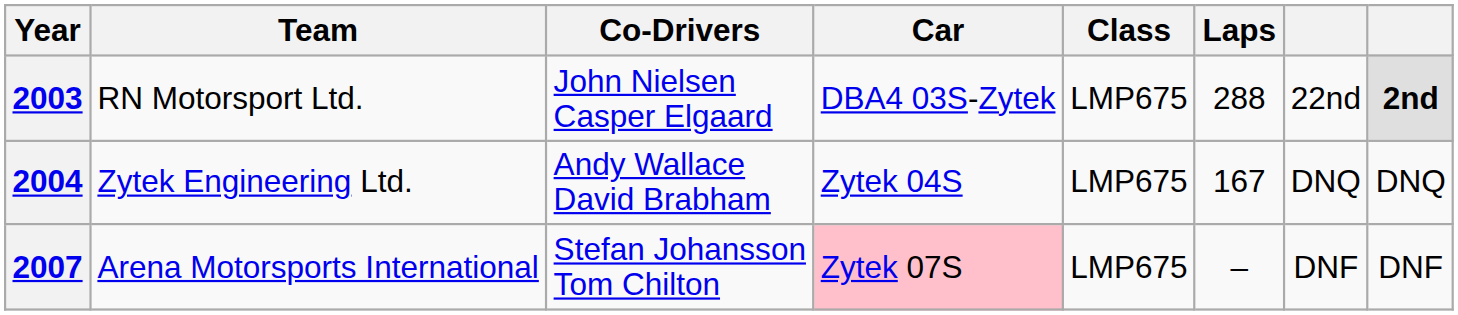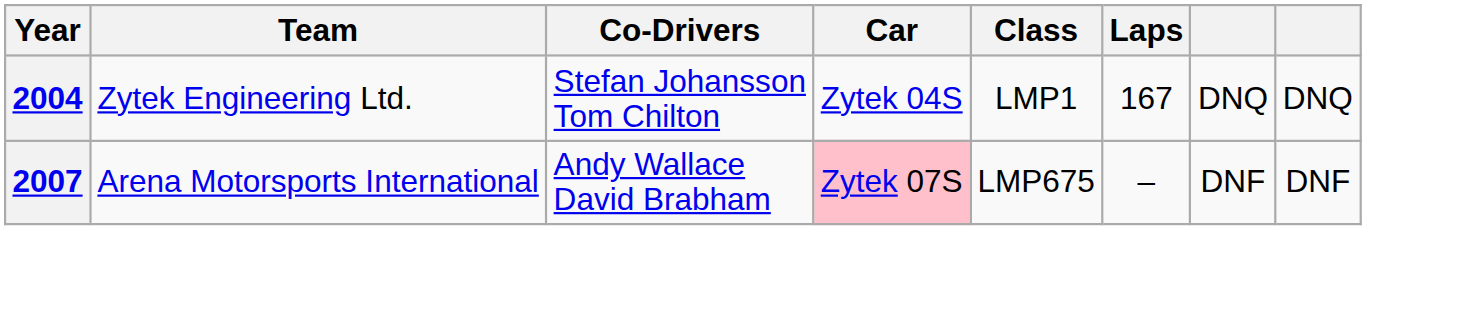- row: (48, 98)
(662, 183) Andy Wallace David Brabham -> (680, 98) Stefan Johansson Tom Chilton
(1129, 183) LMP675 -> (1036, 98) LMP1
(680, 267) Stefan Johansson Tom Chilton -> (662, 183) Andy Wallace David Brabham
